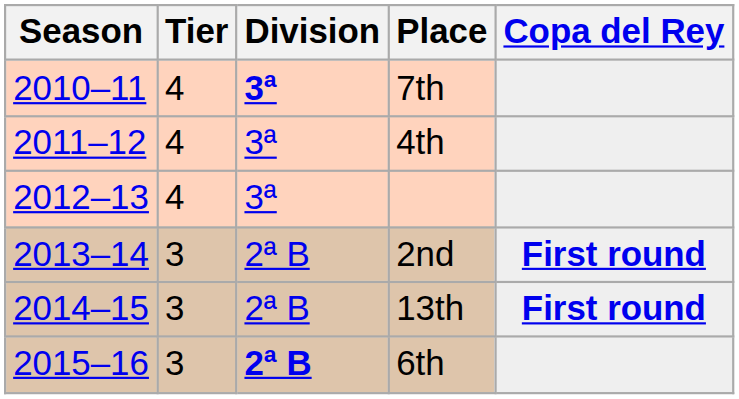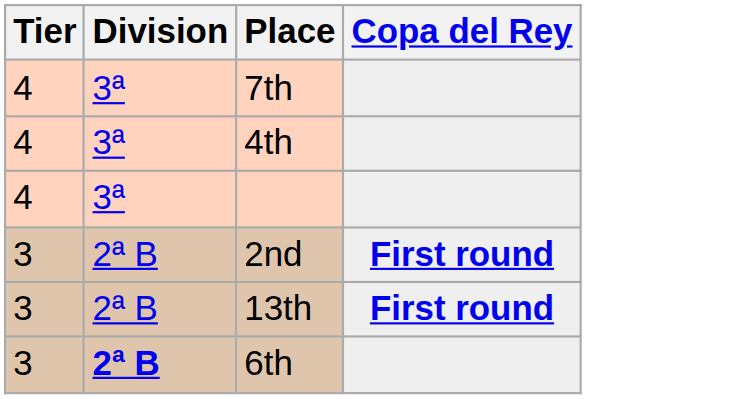- column: (81, 32)
(261, 87) bold -> (109, 87) normal
